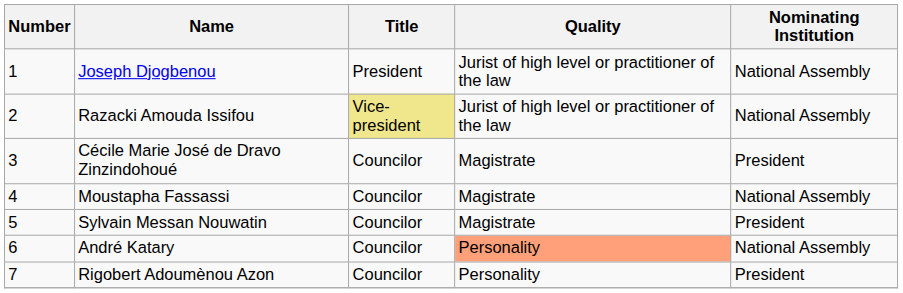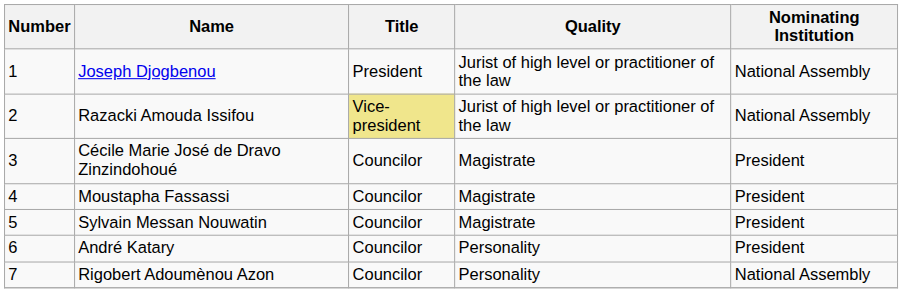(803, 196) National Assembly -> (770, 196) President
(499, 248) lightsalmon background -> (499, 248) no background
(803, 248) National Assembly -> (770, 248) President
(770, 274) President -> (803, 274) National Assembly
